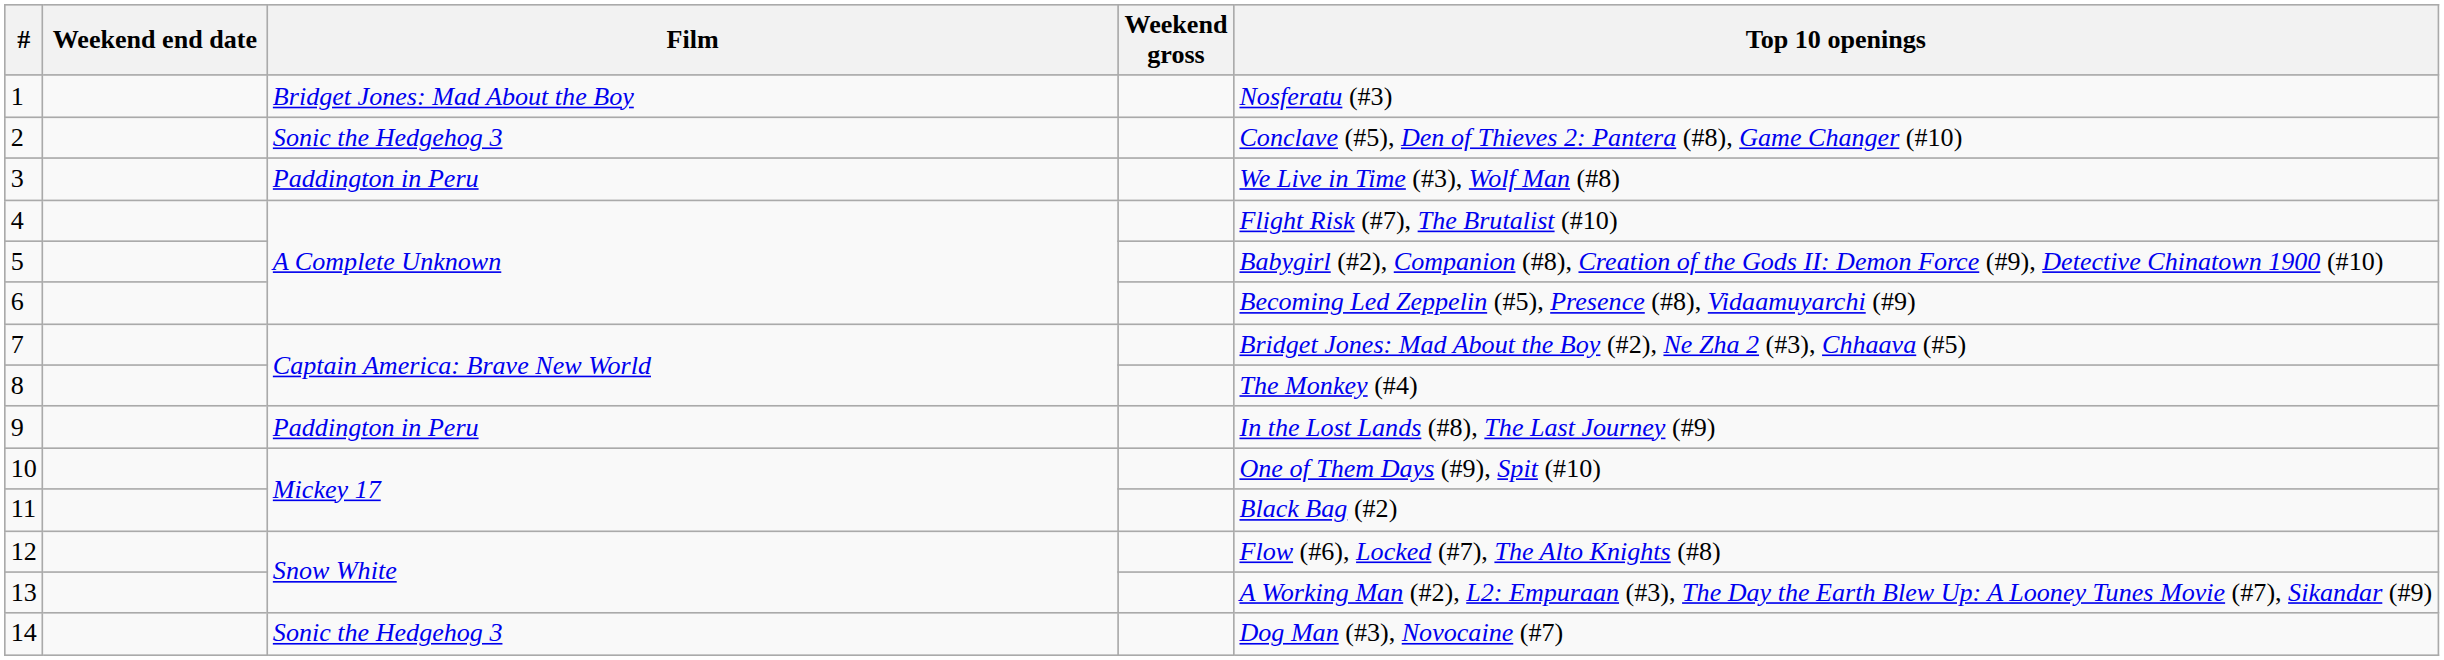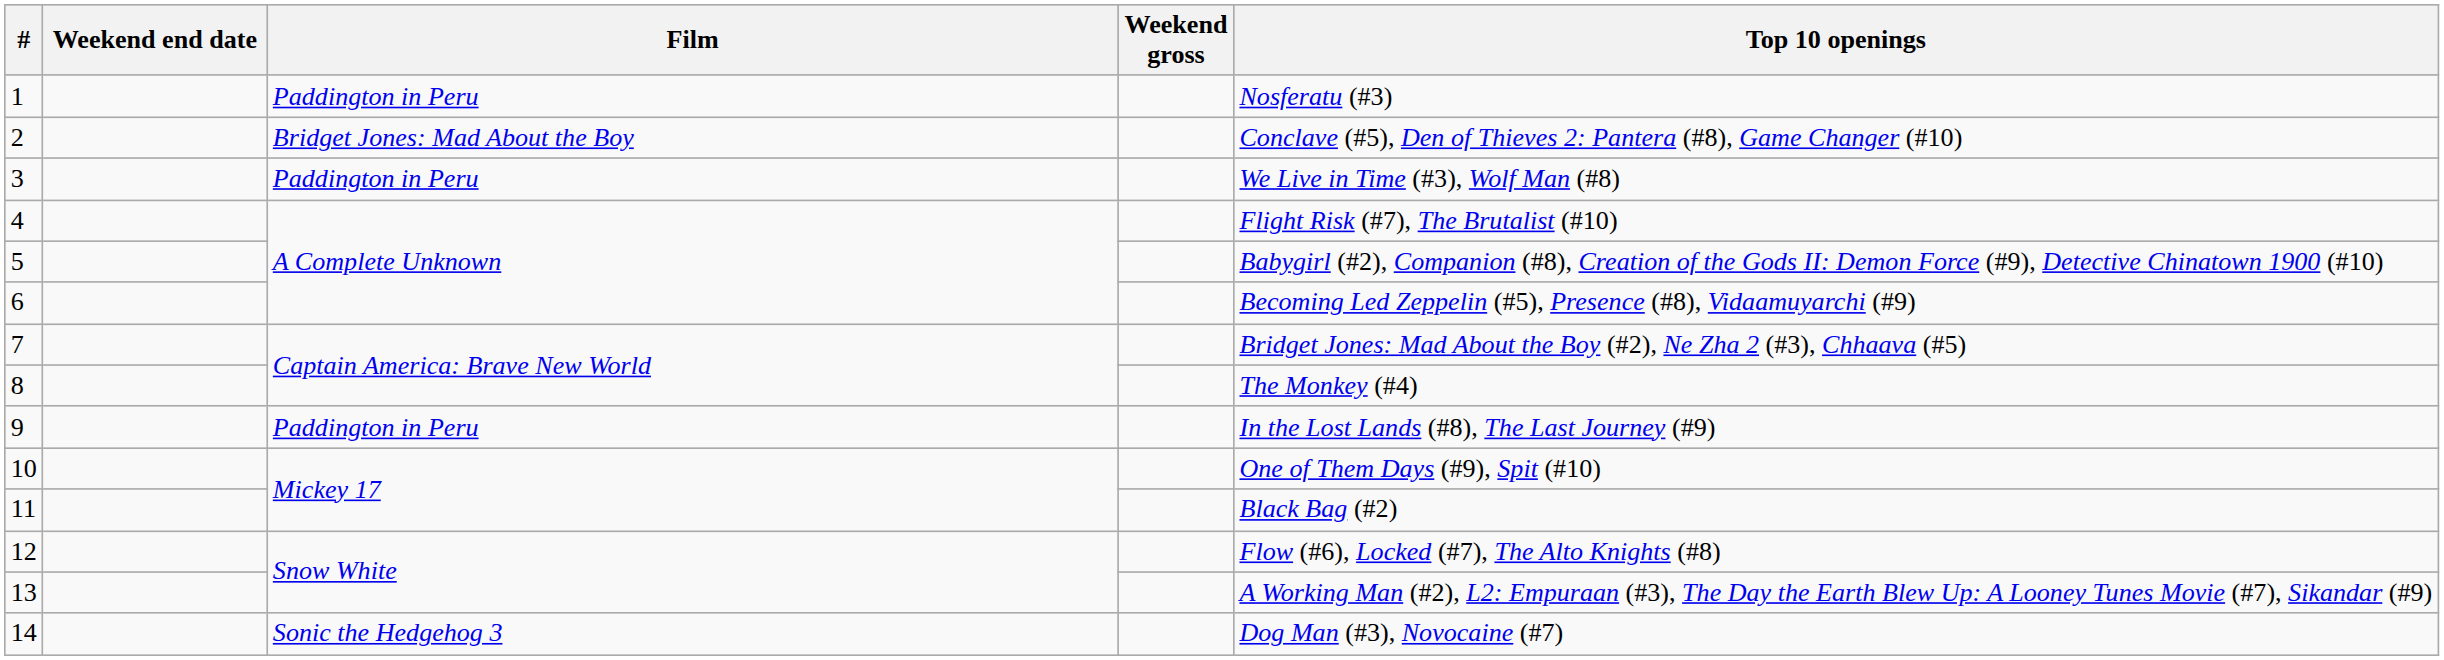(453, 95) Bridget Jones: Mad About the Boy -> (376, 95) Paddington in Peru
(388, 137) Sonic the Hedgehog 3 -> (453, 137) Bridget Jones: Mad About the Boy
